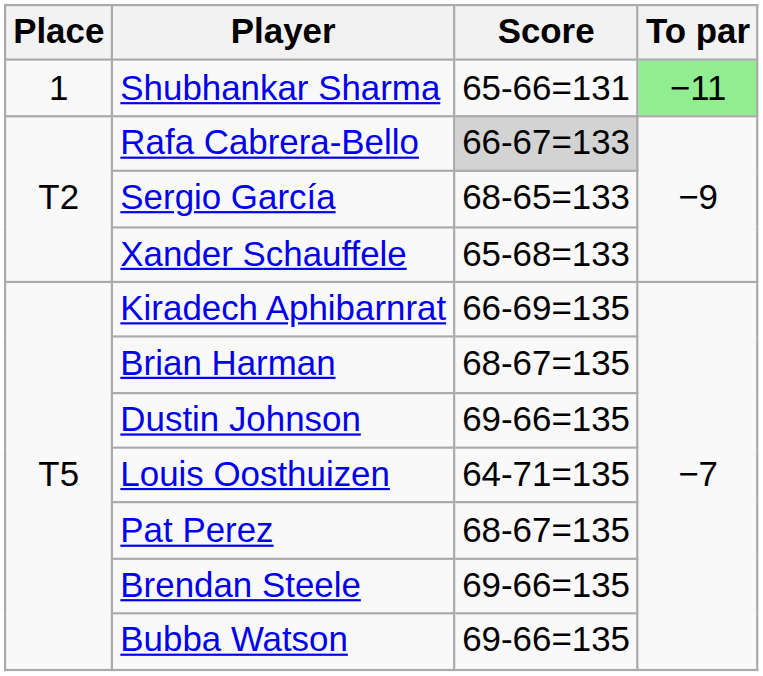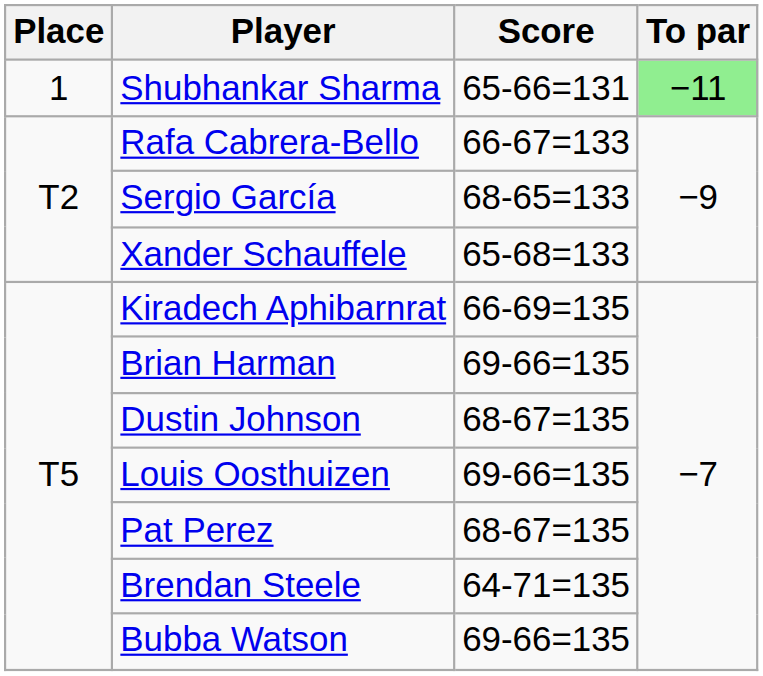(546, 142) lightgrey background -> (546, 142) no background
(546, 364) 68-67=135 -> (546, 364) 69-66=135
(546, 419) 69-66=135 -> (546, 419) 68-67=135
(546, 474) 64-71=135 -> (546, 474) 69-66=135
(546, 585) 69-66=135 -> (546, 585) 64-71=135
